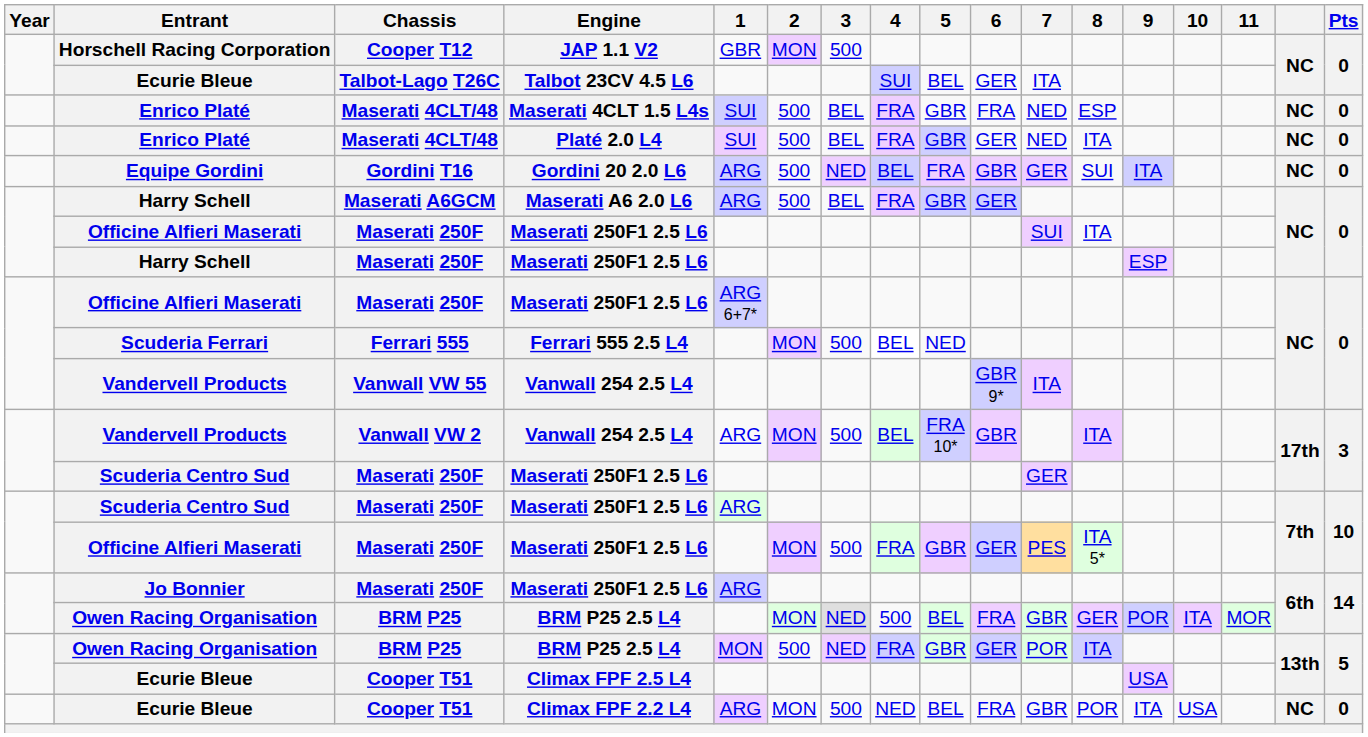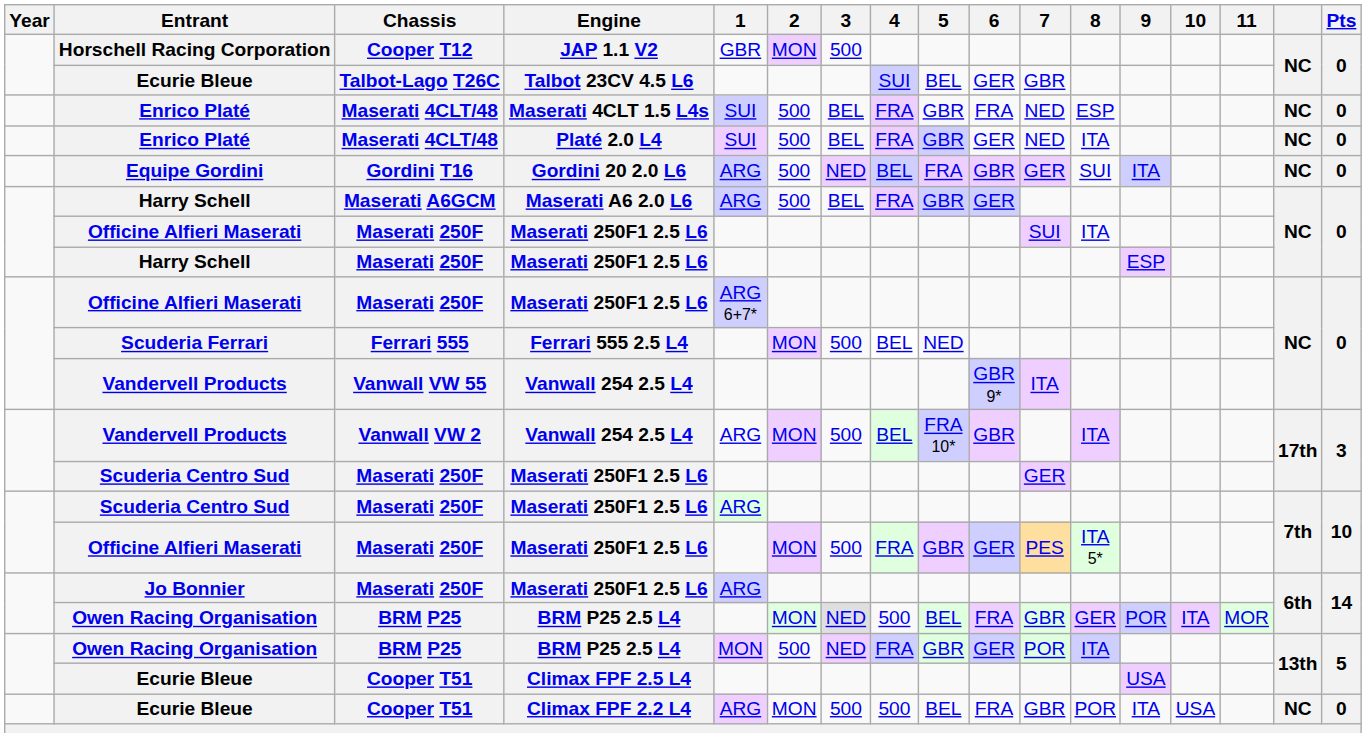(1047, 80) ITA -> (1045, 80) GBR
(895, 709) NED -> (894, 709) 500
